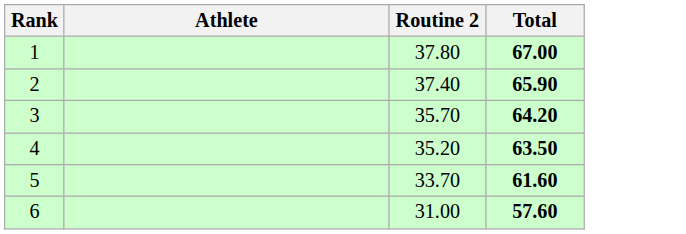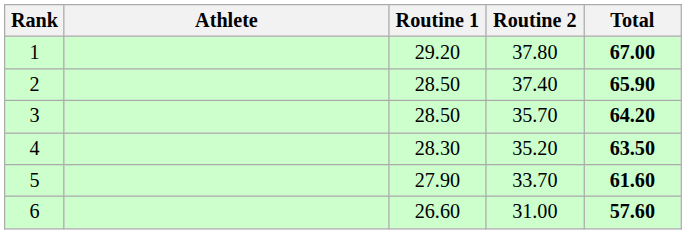+ column: (437, 20)
